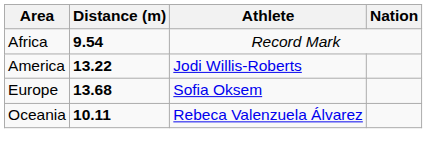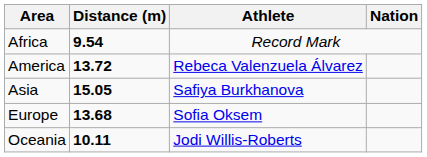(92, 66) 13.22 -> (92, 66) 13.72
(238, 66) Jodi Willis-Roberts -> (268, 66) Rebeca Valenzuela Álvarez
+ row: (23, 90)
(268, 115) Rebeca Valenzuela Álvarez -> (238, 139) Jodi Willis-Roberts
